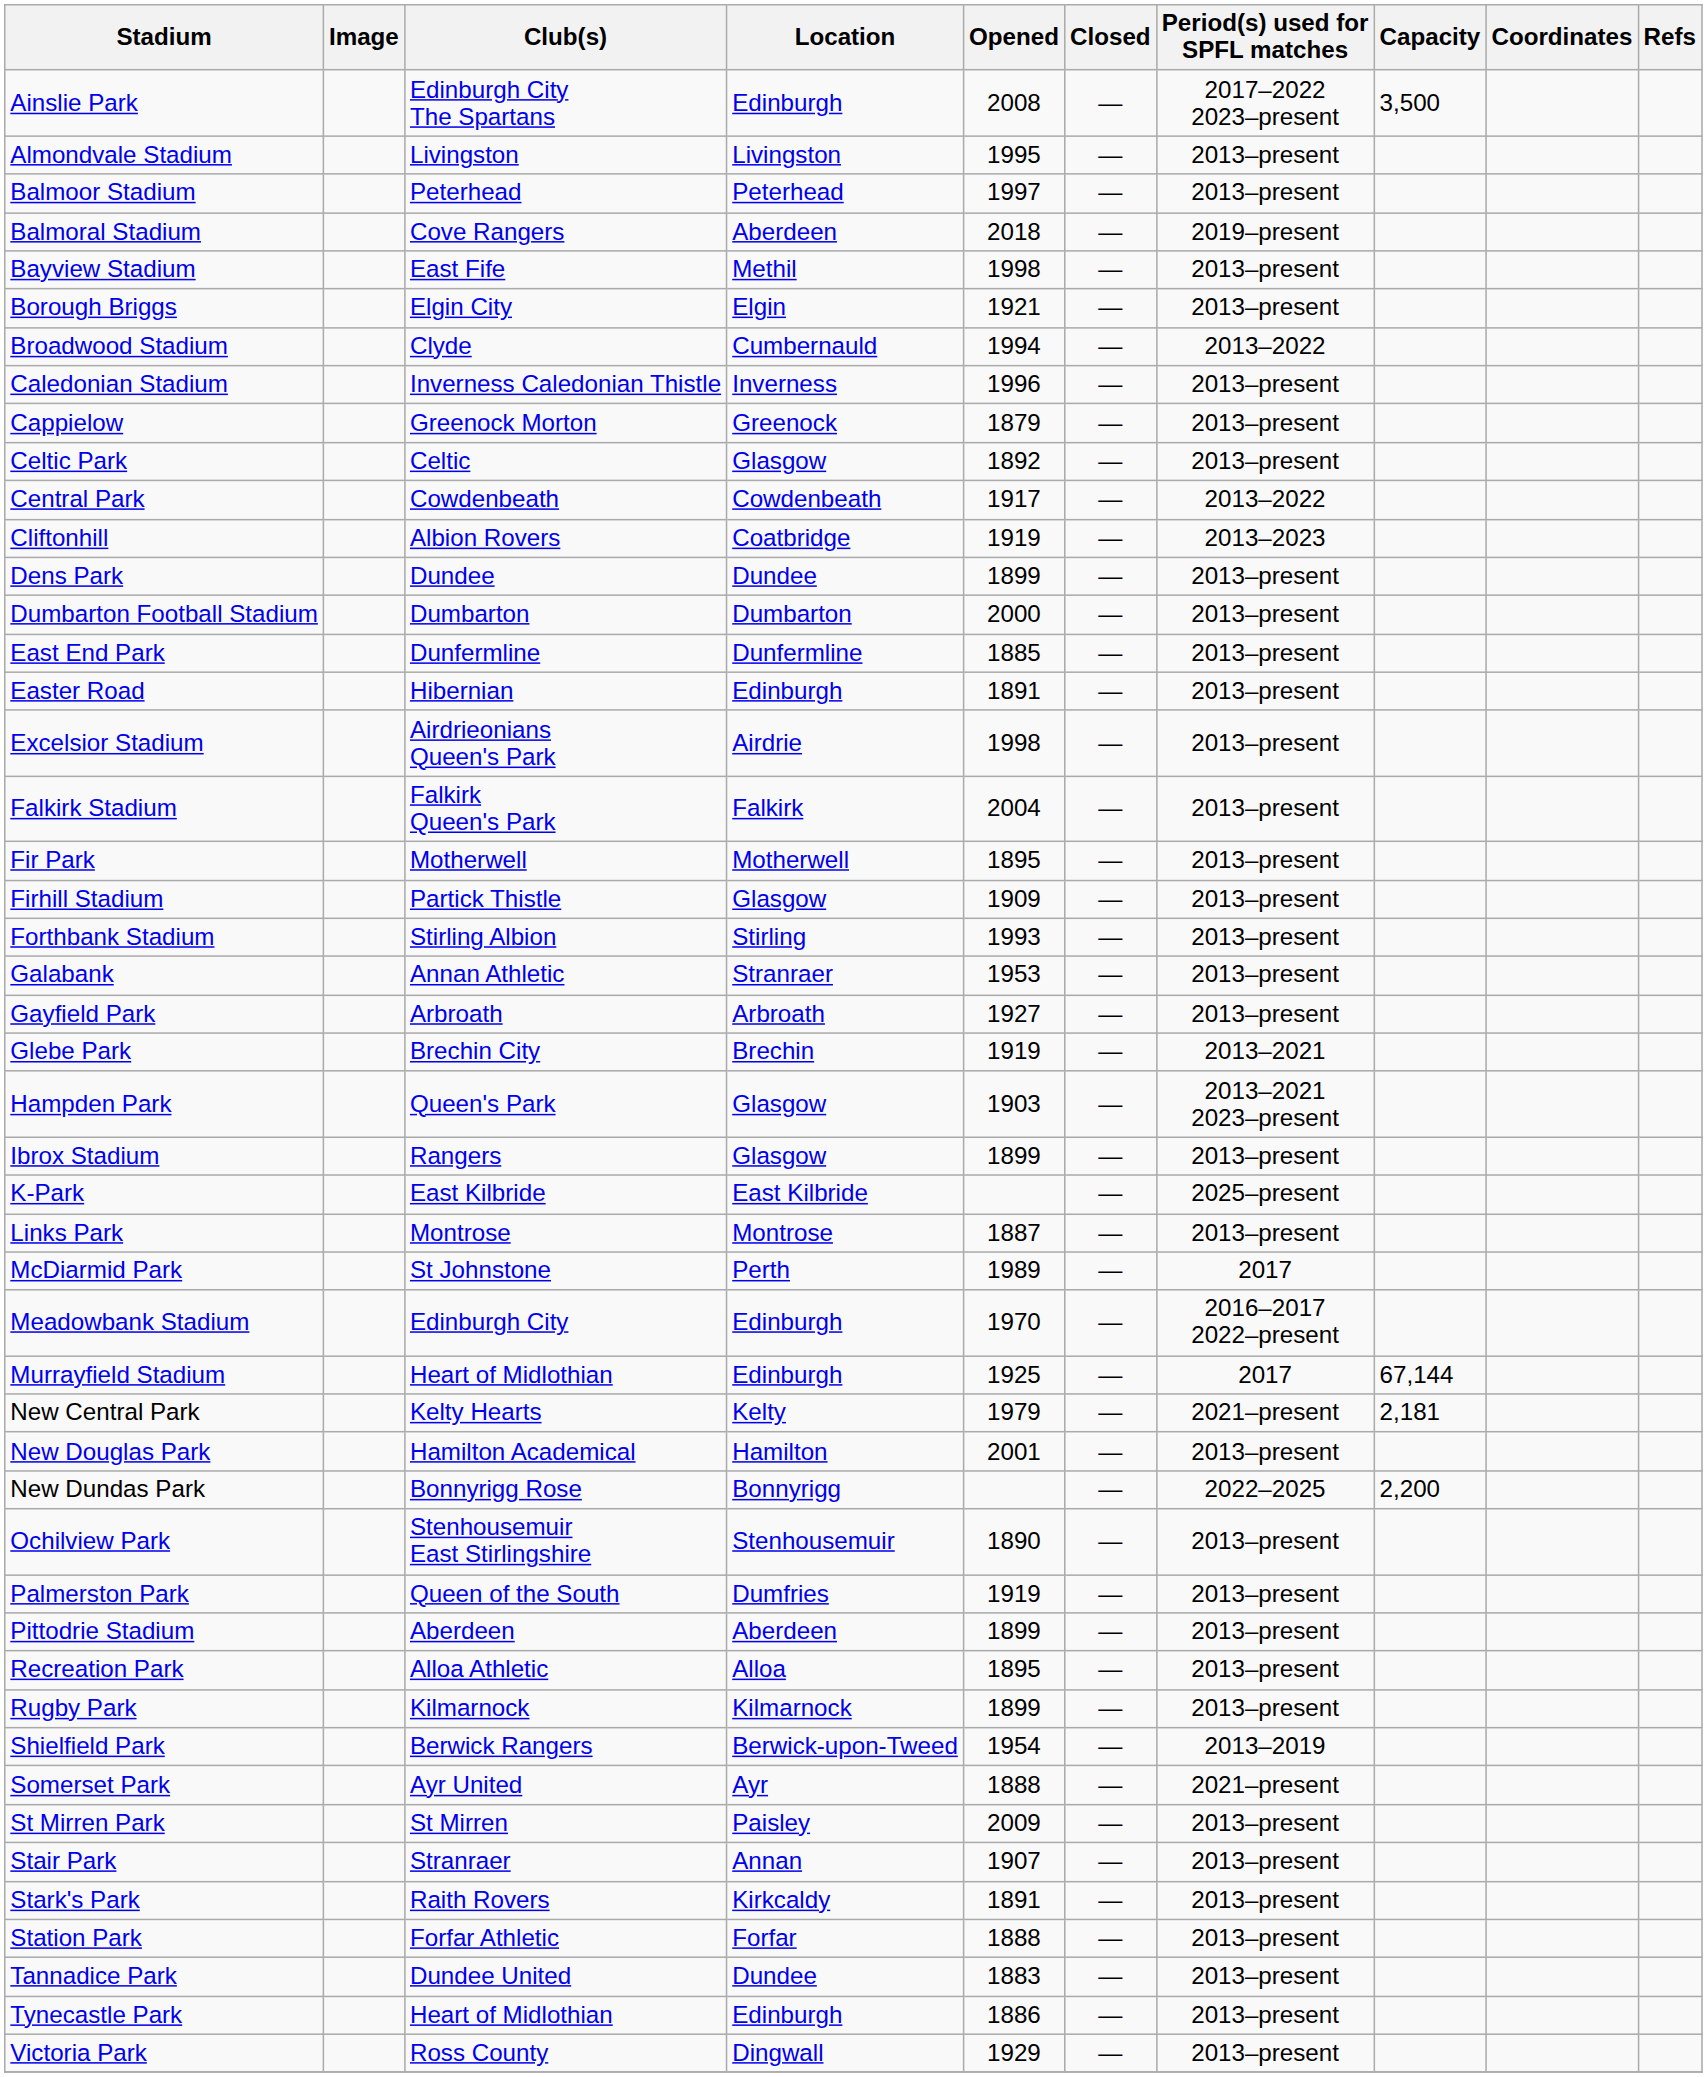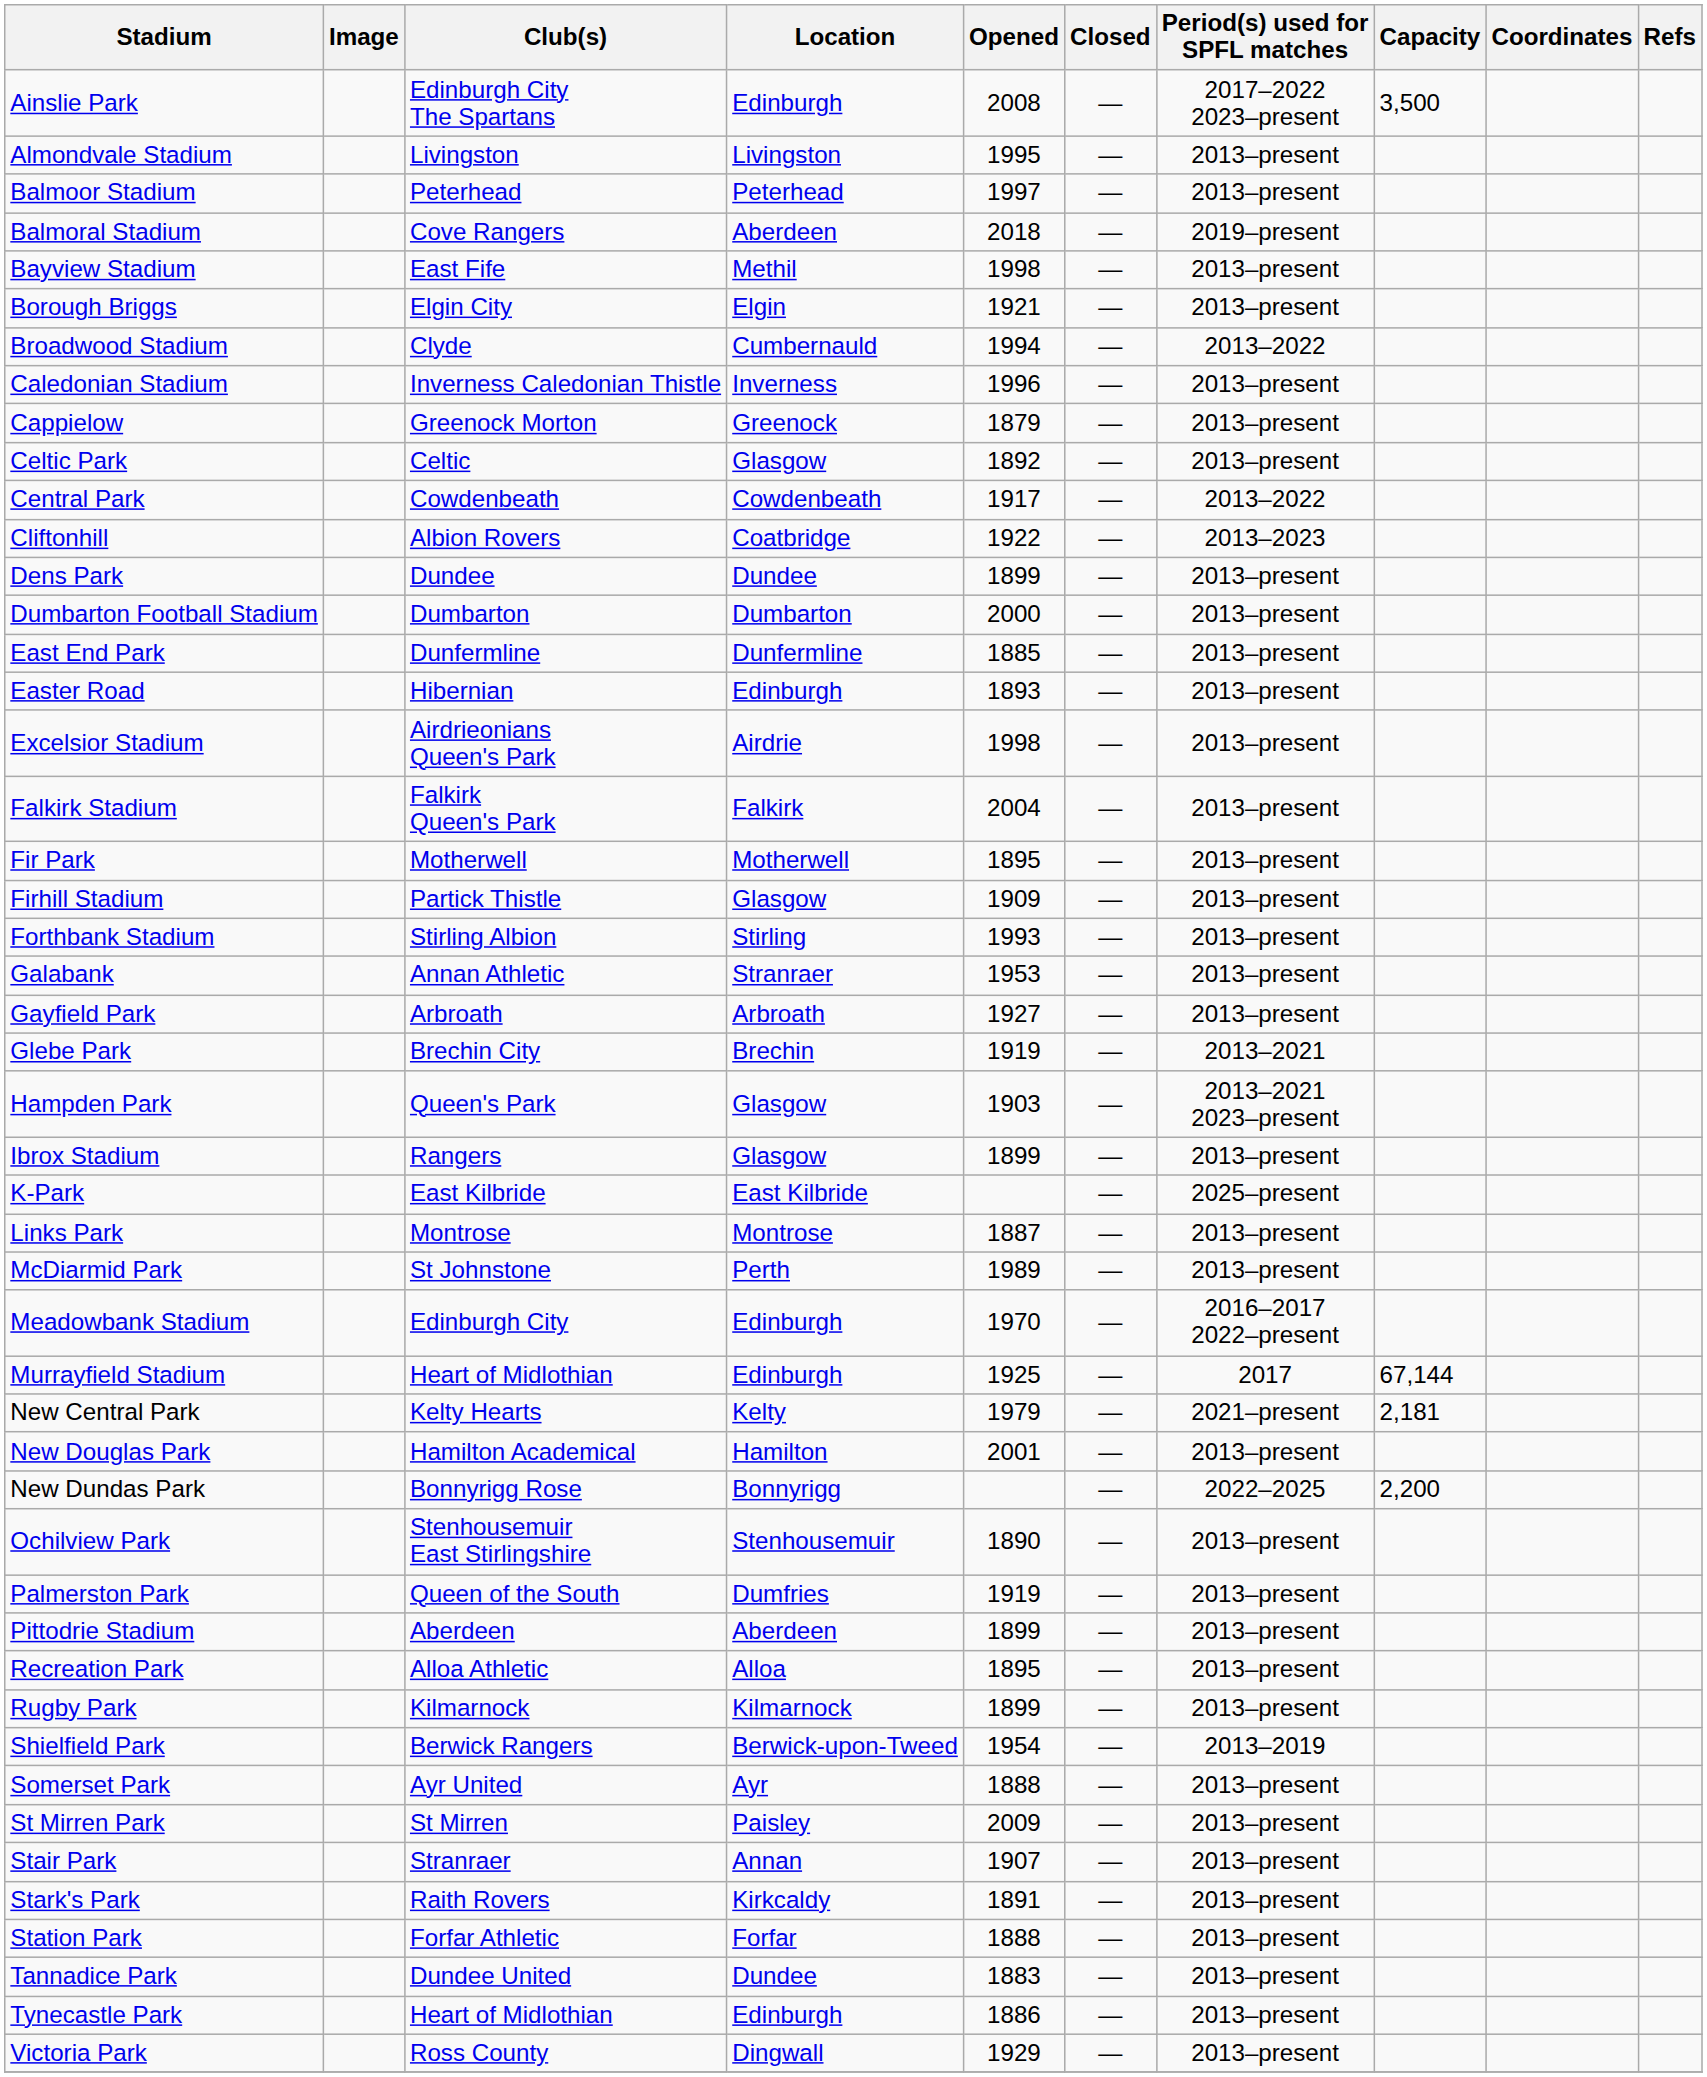(1014, 537) 1919 -> (1014, 537) 1922
(1014, 691) 1891 -> (1014, 691) 1893
(1265, 1270) 2017 -> (1265, 1270) 2013–present
(1265, 1784) 2021–present -> (1265, 1784) 2013–present
